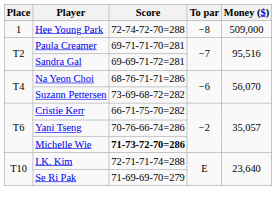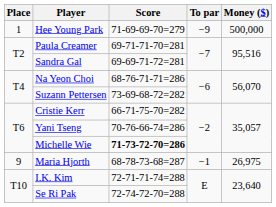(148, 29) 72-74-72-70=288 -> (148, 29) 71-69-69-70=279
(204, 29) −8 -> (204, 29) −9
(246, 29) 509,000 -> (246, 29) 500,000
+ row: (62, 161)
(148, 177) 71-69-69-70=279 -> (148, 194) 72-74-72-70=288
